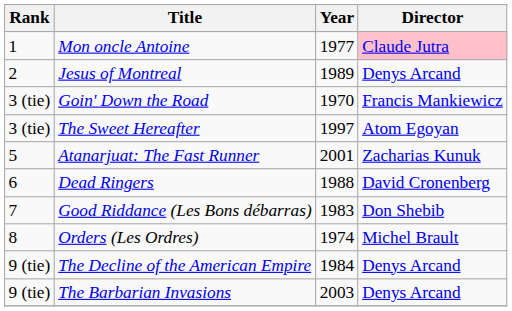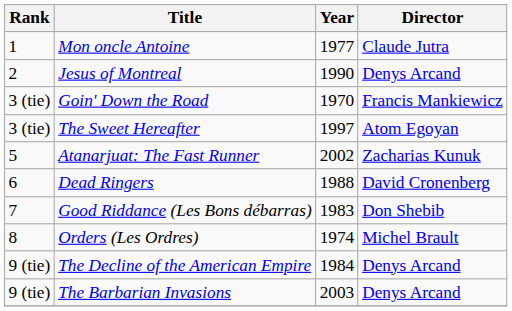(406, 45) pink background -> (406, 45) no background
(337, 73) 1989 -> (337, 73) 1990
(337, 155) 2001 -> (337, 155) 2002
